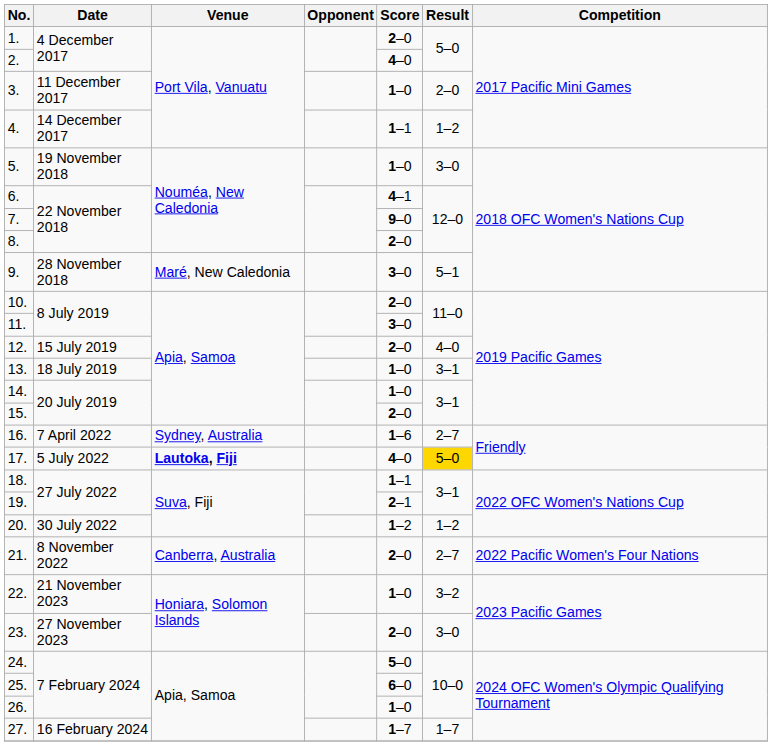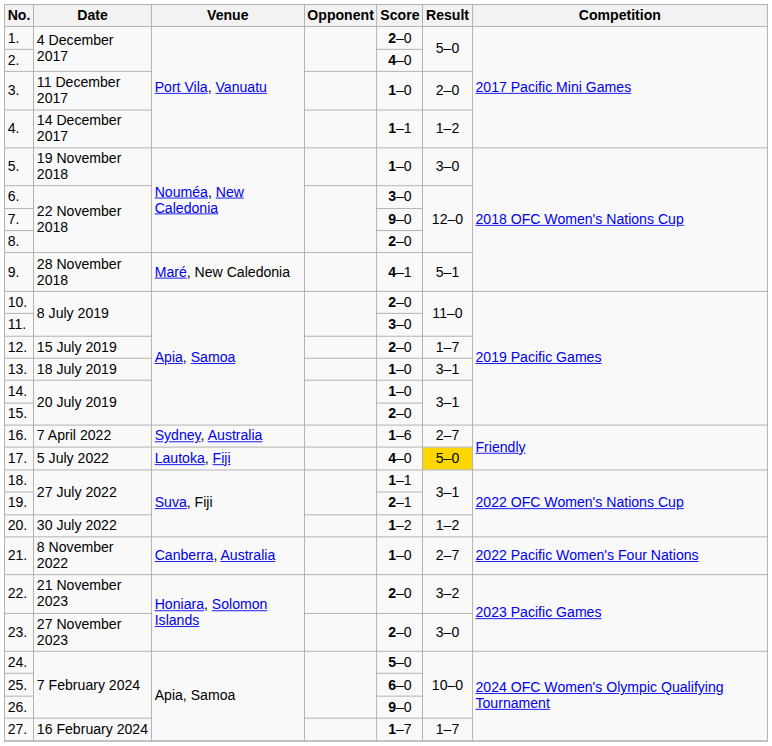(400, 197) 4–1 -> (400, 197) 3–0
(400, 272) 3–0 -> (400, 272) 4–1
(447, 346) 4–0 -> (447, 346) 1–7
(196, 458) bold -> (193, 458) normal
(400, 555) 2–0 -> (400, 555) 1–0
(400, 594) 1–0 -> (400, 594) 2–0
(400, 707) 1–0 -> (400, 707) 9–0
